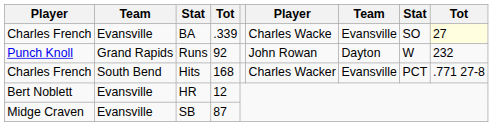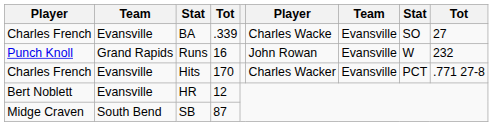(440, 33) lightyellow background -> (440, 33) no background
(220, 53) 92 -> (220, 53) 16
(361, 53) Dayton -> (369, 53) Evansville
(129, 72) South Bend -> (125, 72) Evansville
(224, 72) 168 -> (224, 72) 170
(125, 111) Evansville -> (129, 111) South Bend
